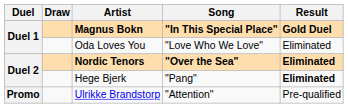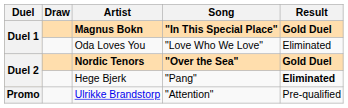(309, 62) Eliminated -> (307, 62) Gold Duel
